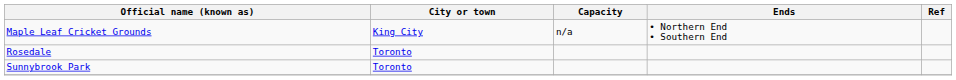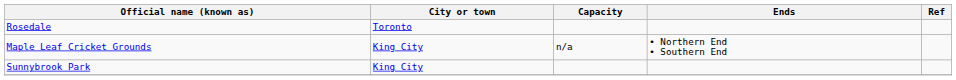rows swapped: (79, 32) <-> (29, 53)
(392, 68) Toronto -> (398, 68) King City
